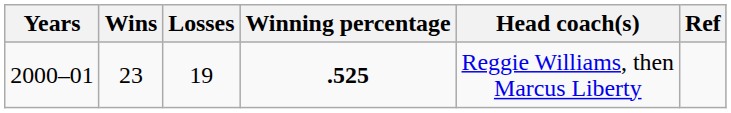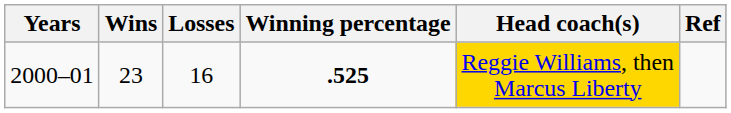(201, 74) 19 -> (201, 74) 16
(568, 74) no background -> (568, 74) gold background
